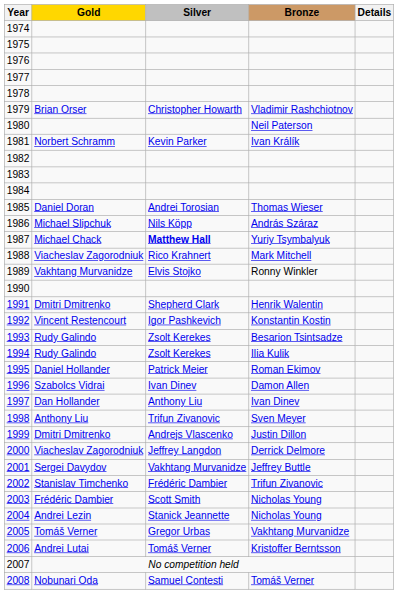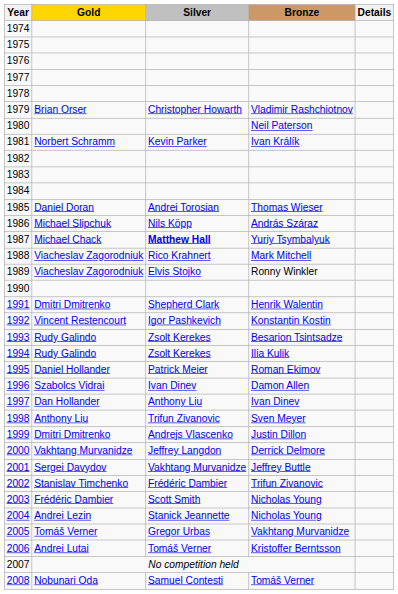(83, 272) Vakhtang Murvanidze -> (89, 272) Viacheslav Zagorodniuk
(89, 451) Viacheslav Zagorodniuk -> (83, 451) Vakhtang Murvanidze
